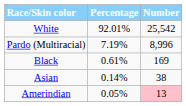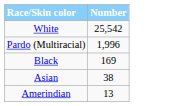- column: (114, 12)
(161, 45) 8,996 -> (108, 45) 1,996
(161, 93) pink background -> (108, 93) no background
